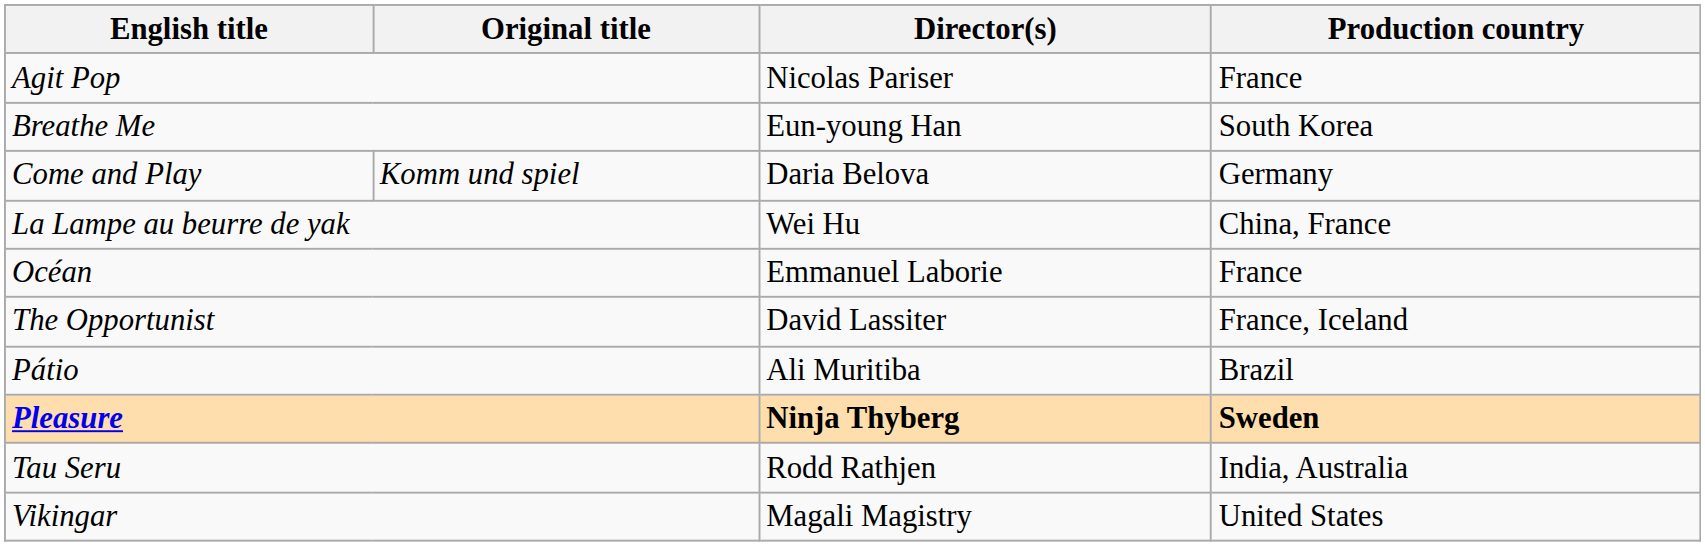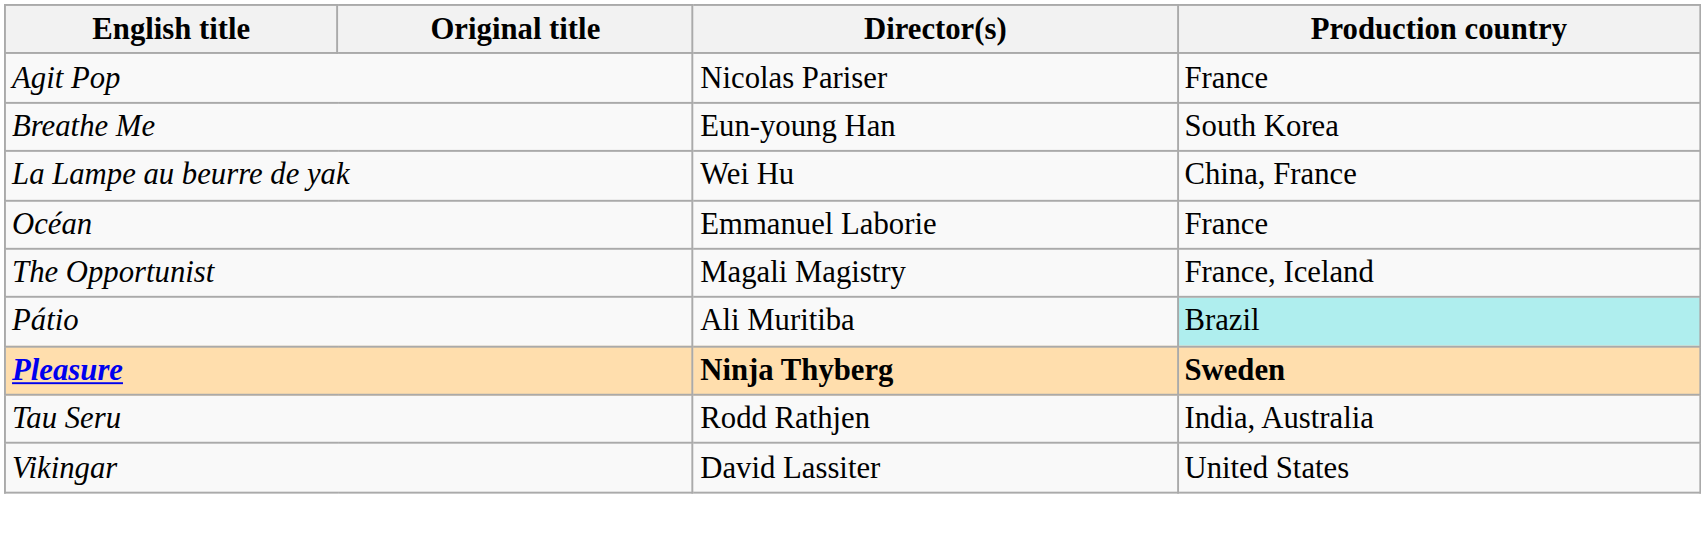- row: (107, 175)
(856, 321) David Lassiter -> (803, 272) Magali Magistry
(1256, 369) no background -> (1222, 321) paleturquoise background
(869, 516) Magali Magistry -> (790, 467) David Lassiter
